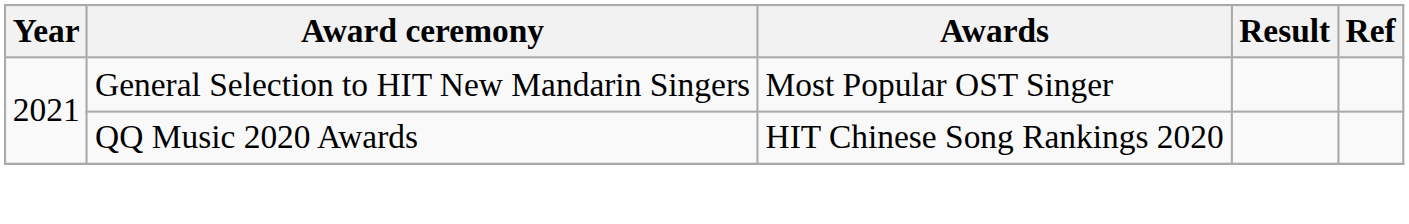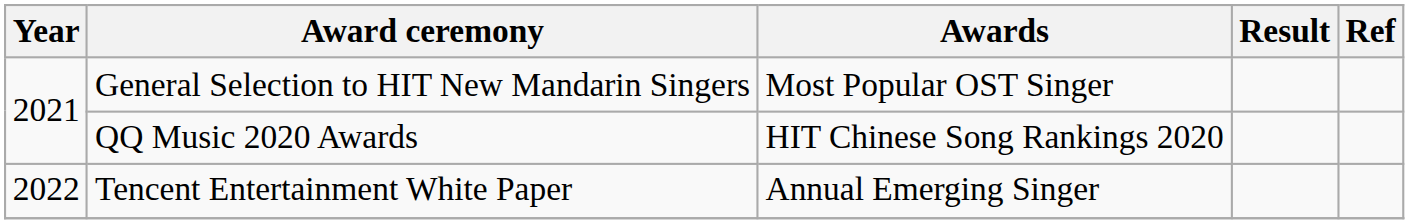+ row: (334, 190)
